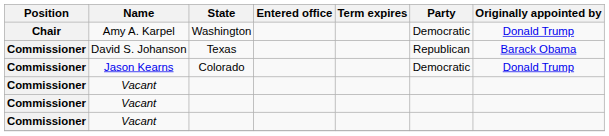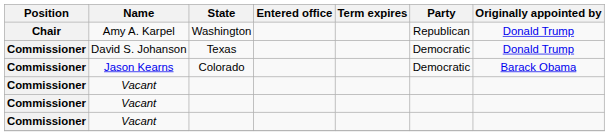(441, 31) Democratic -> (441, 31) Republican
(441, 49) Republican -> (441, 49) Democratic
(538, 49) Barack Obama -> (538, 49) Donald Trump
(538, 67) Donald Trump -> (538, 67) Barack Obama
